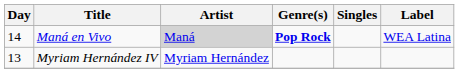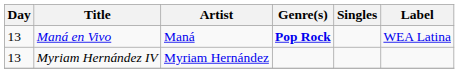(14, 36) 14 -> (14, 36) 13
(179, 36) lightgrey background -> (179, 36) no background
